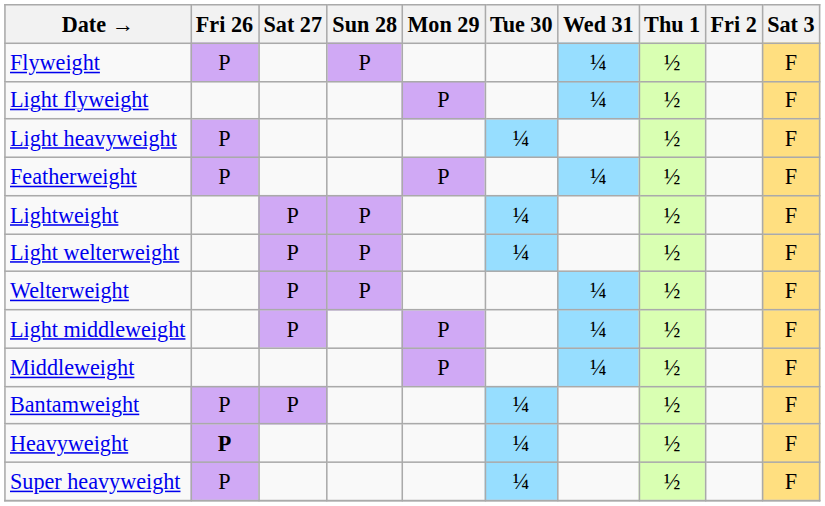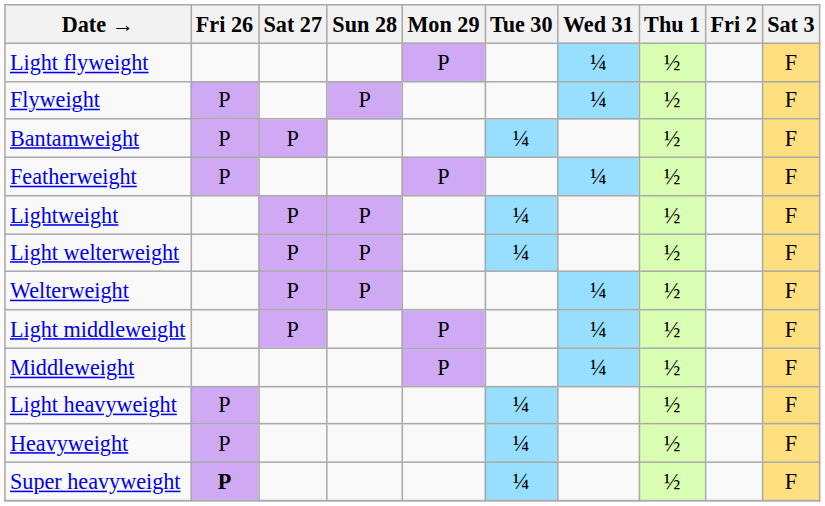rows swapped: (79, 100) <-> (55, 62)
rows swapped: (75, 405) <-> (93, 138)
(224, 443) bold -> (224, 443) normal
(224, 481) normal -> (224, 481) bold
